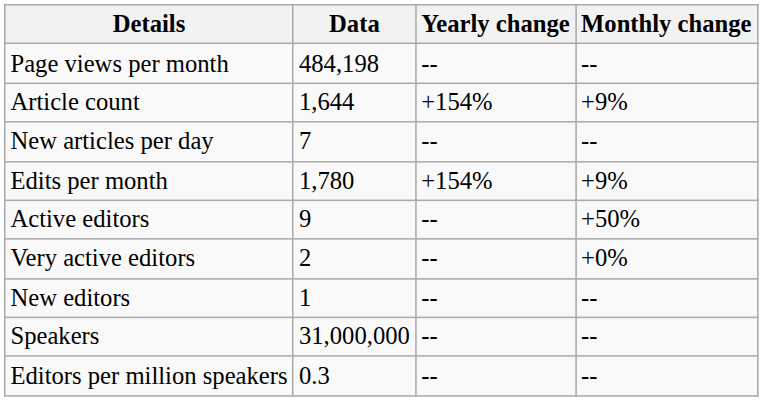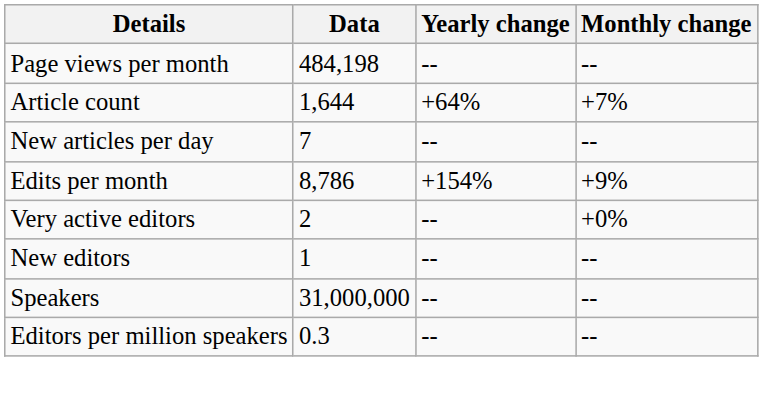(457, 102) +154% -> (451, 102) +64%
(604, 102) +9% -> (604, 102) +7%
(327, 180) 1,780 -> (327, 180) 8,786
- row: (80, 219)
